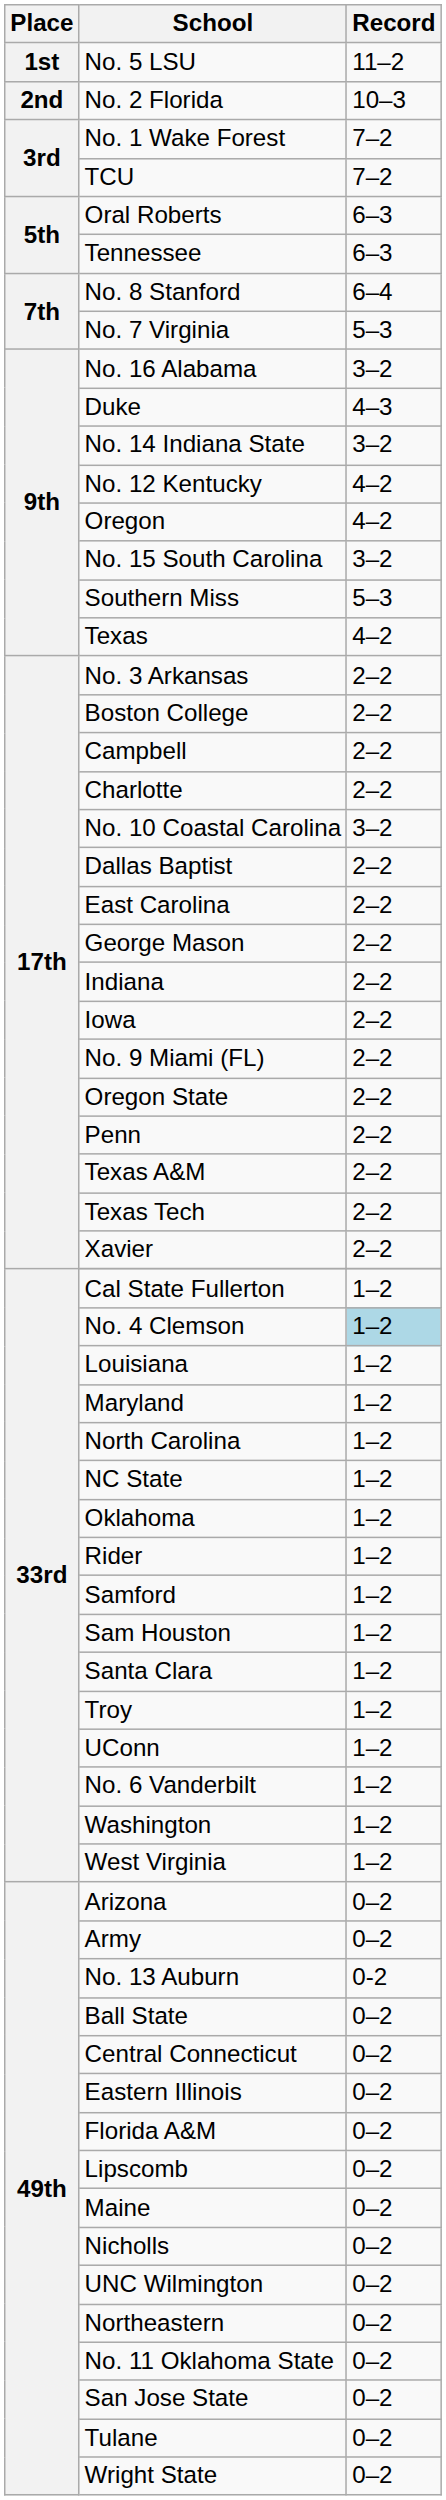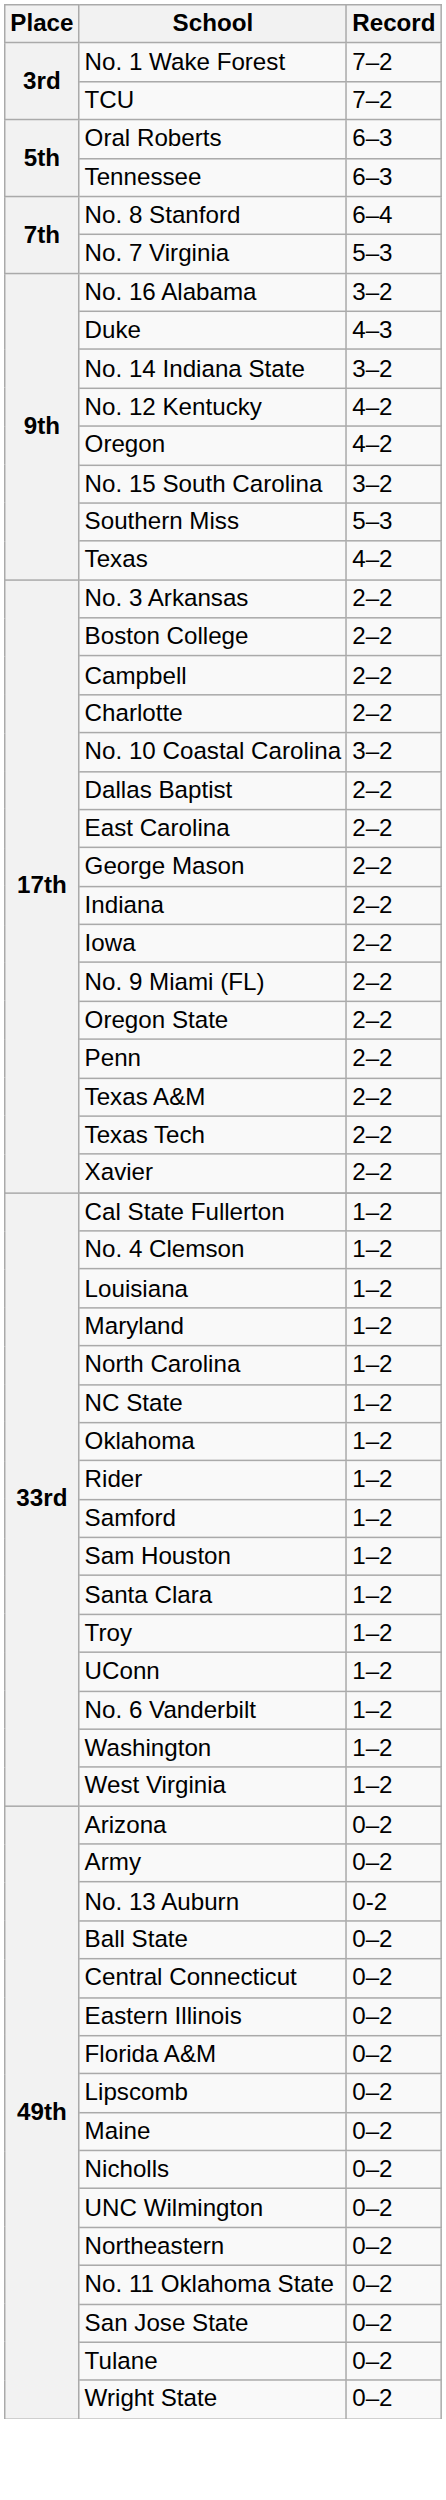- row: (140, 61)
- row: (154, 100)
(372, 1326) lightblue background -> (372, 1249) no background
